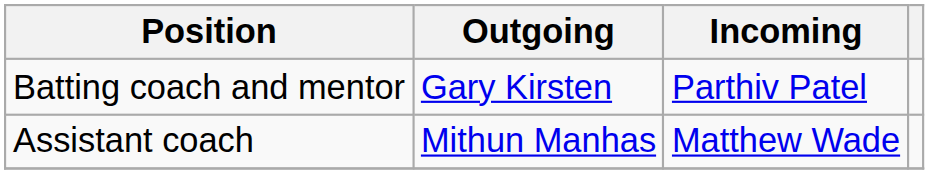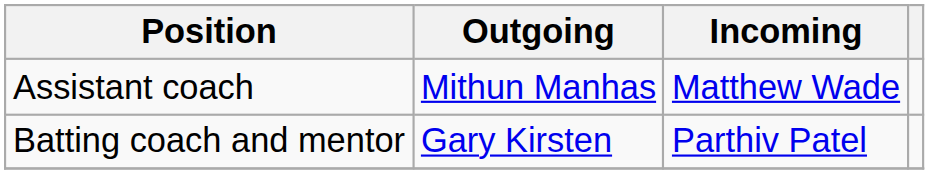rows swapped: (209, 86) <-> (133, 140)
